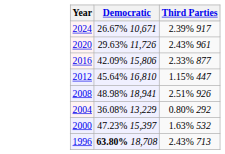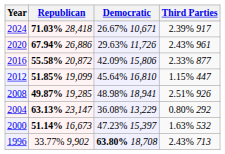+ column: (62, 13)
